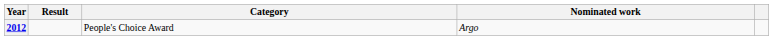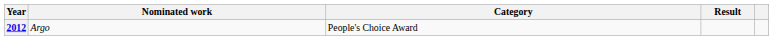columns swapped: (606, 12) <-> (55, 12)
